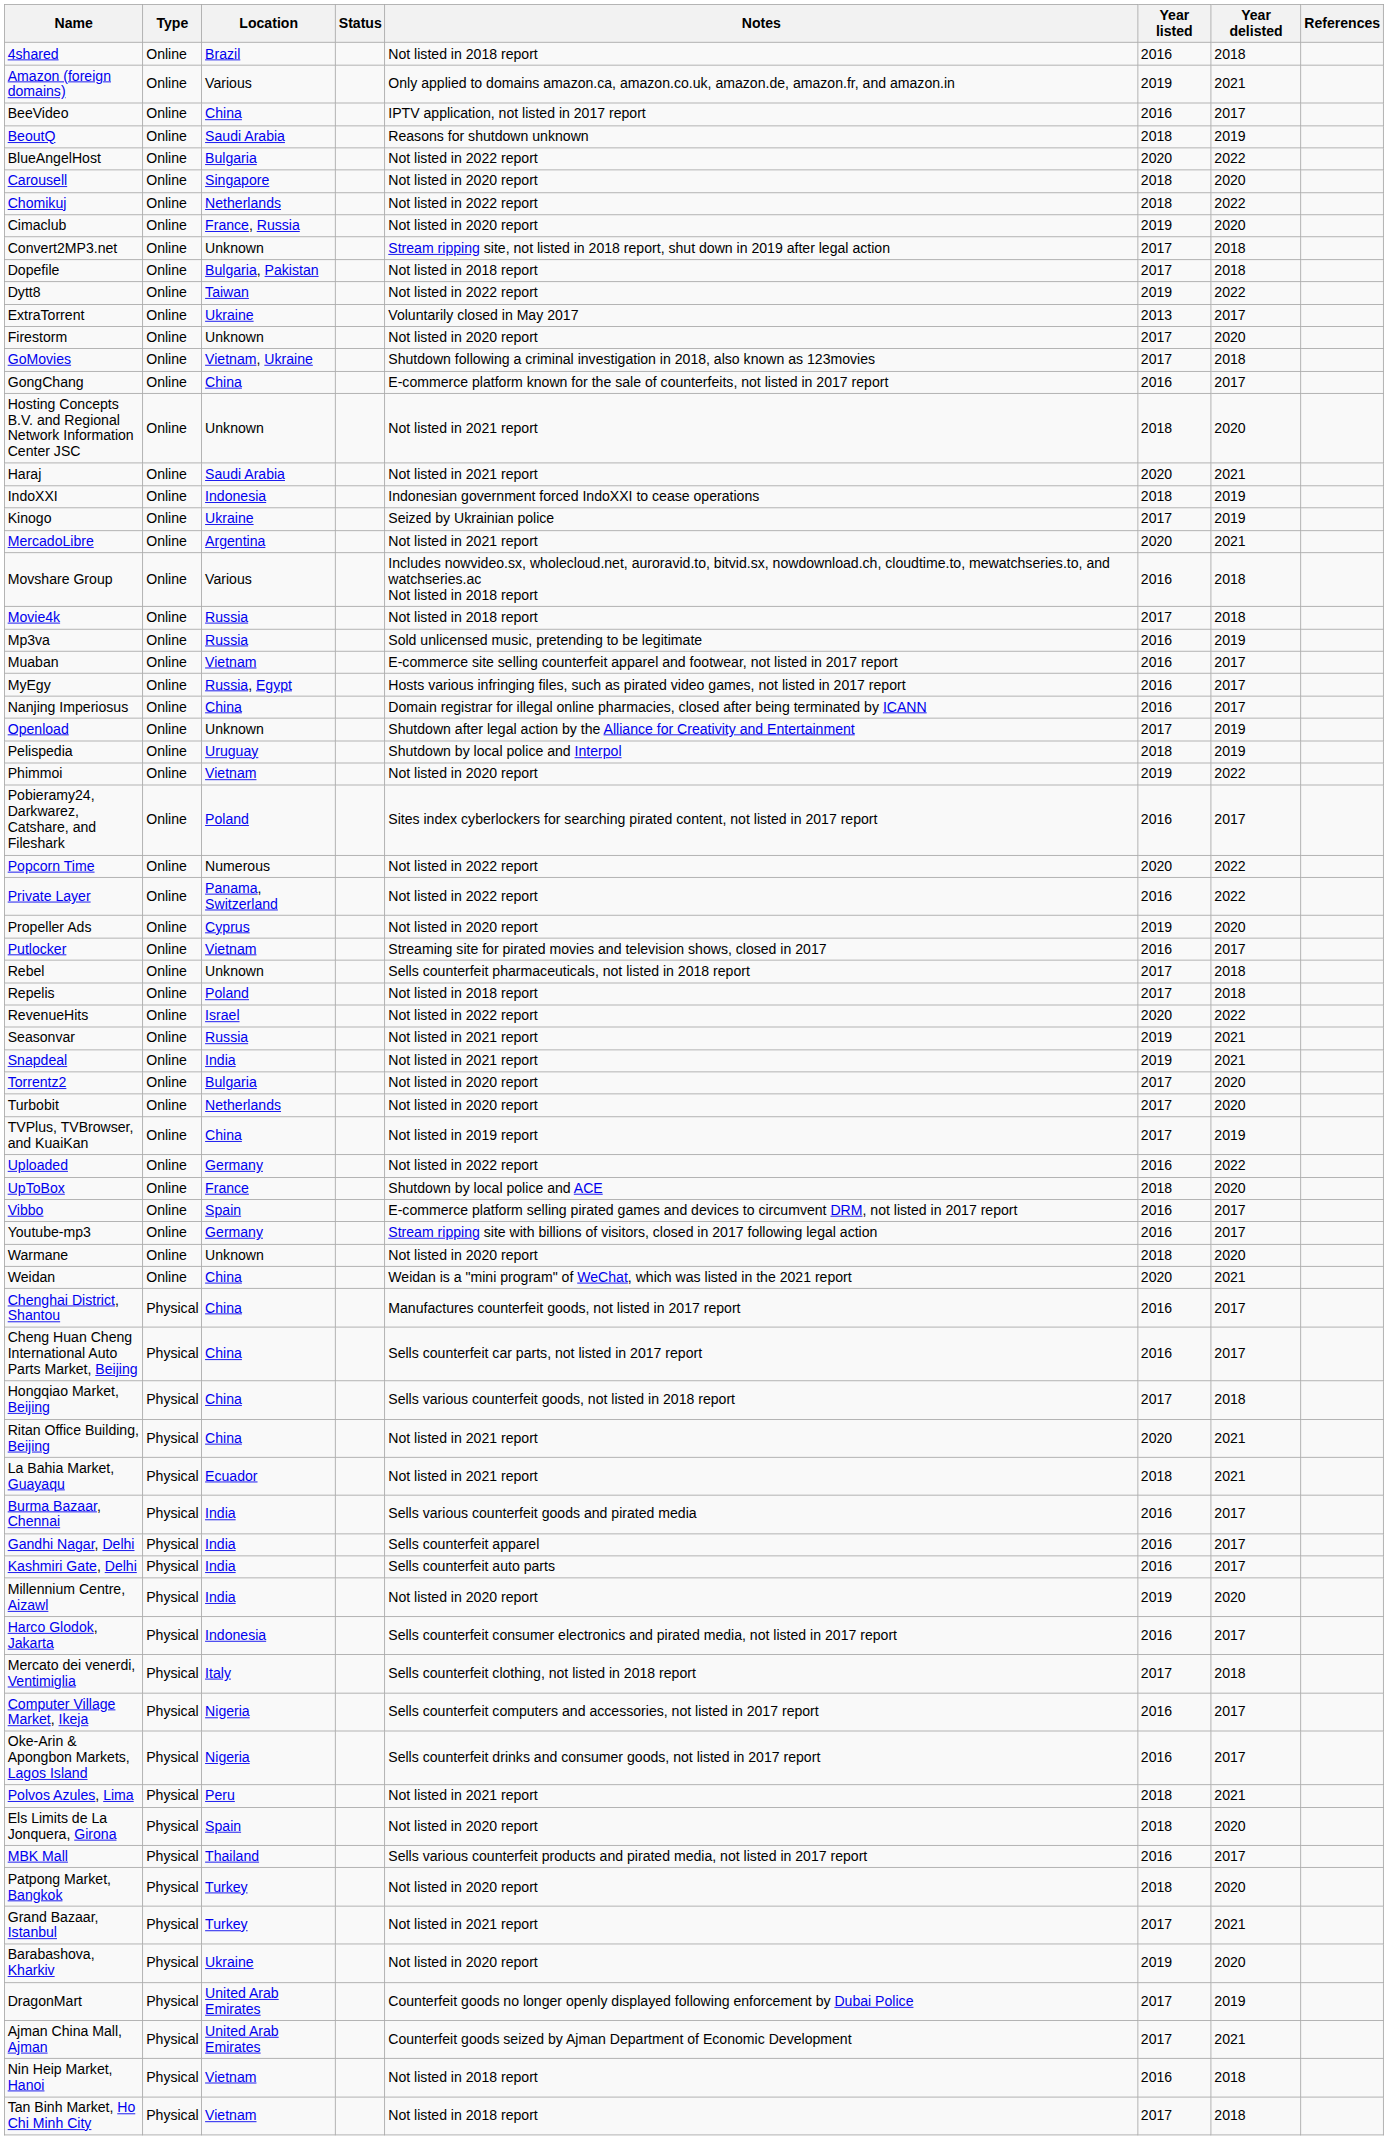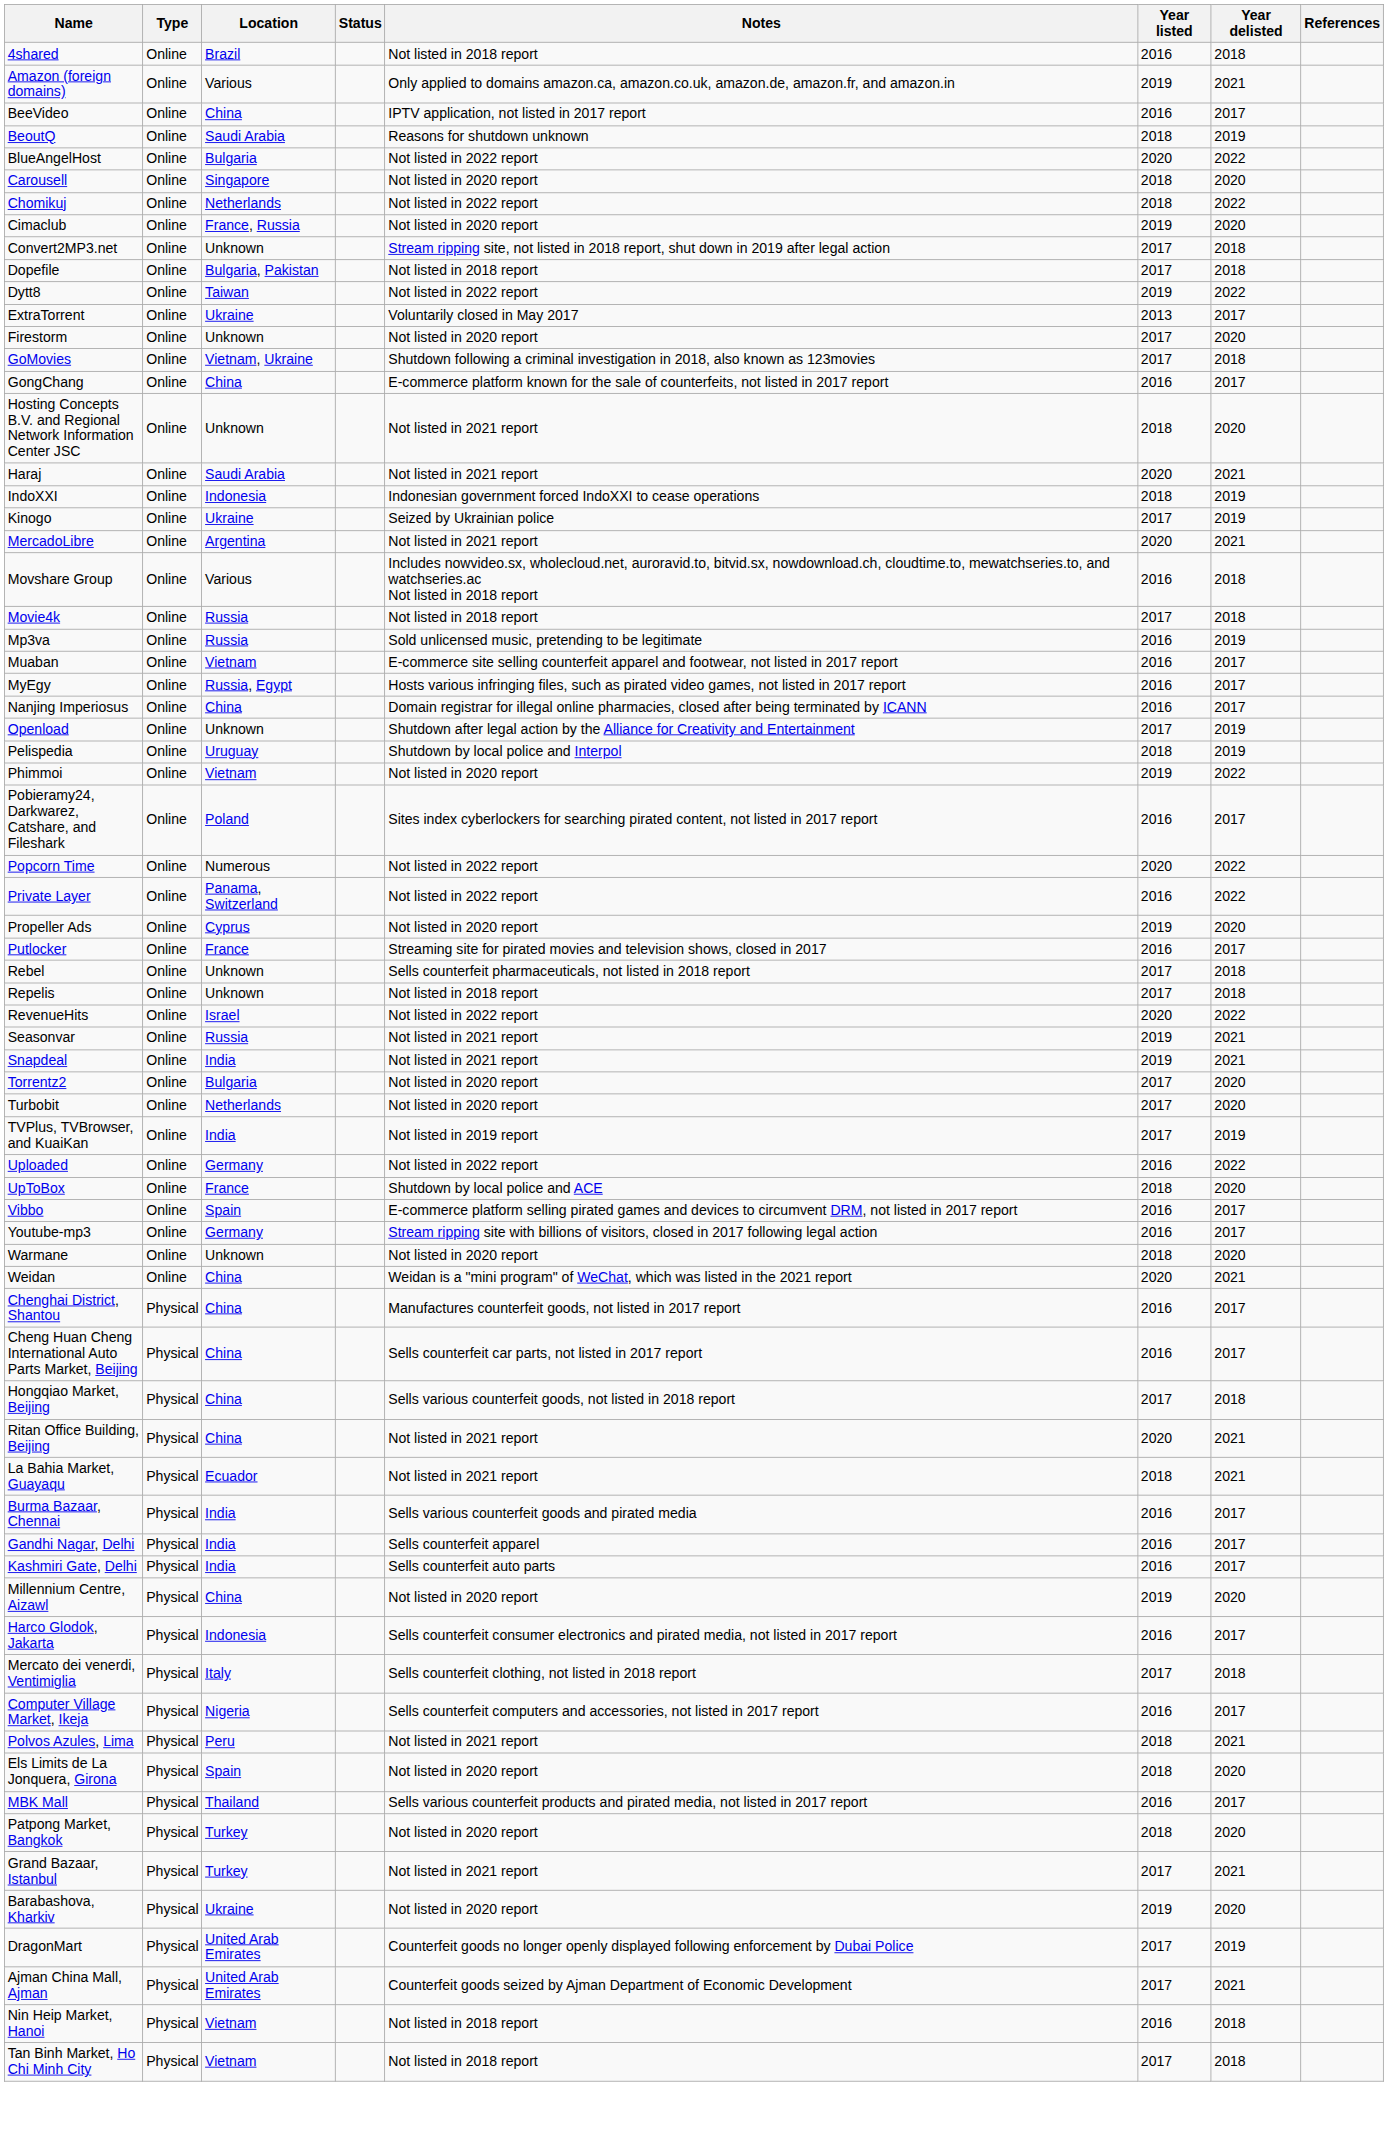(231, 949) Vietnam -> (227, 949) France
(227, 993) Poland -> (234, 993) Unknown
(223, 1135) China -> (220, 1135) India
(220, 1597) India -> (223, 1597) China
- row: (69, 1757)
